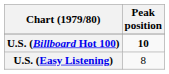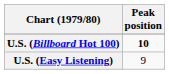(143, 60) 8 -> (143, 60) 9
